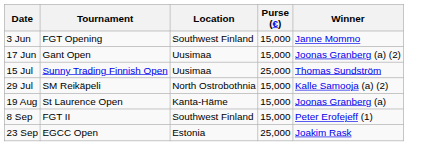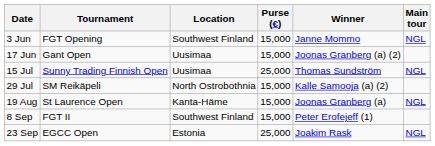+ column: (417, 18)
